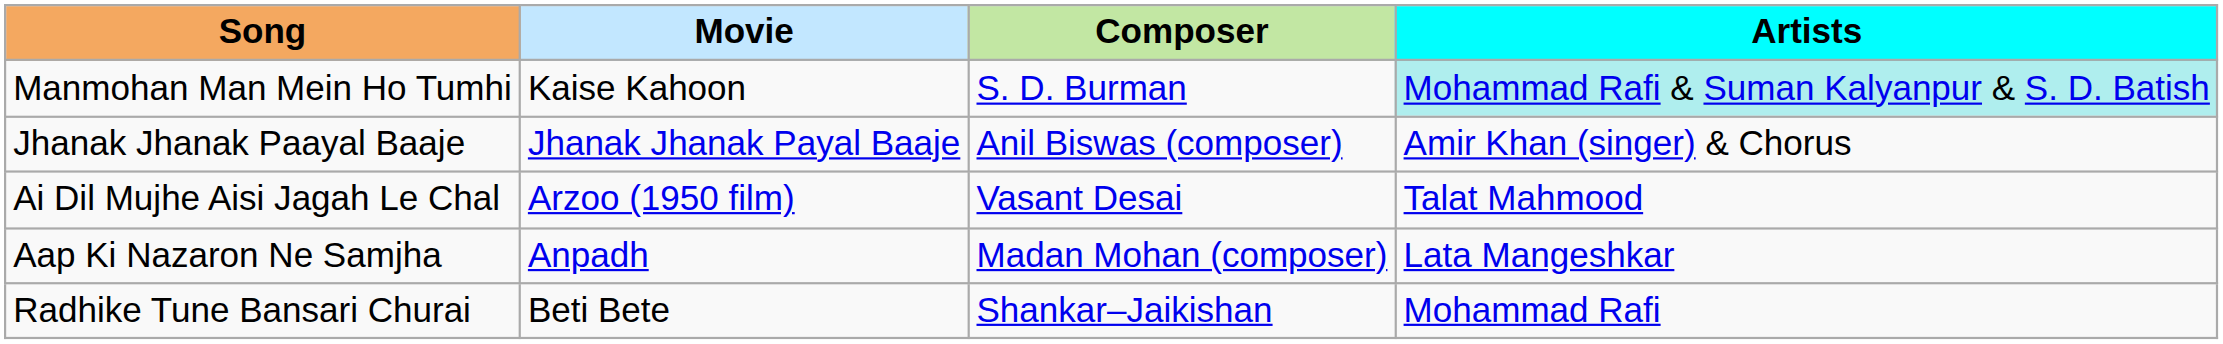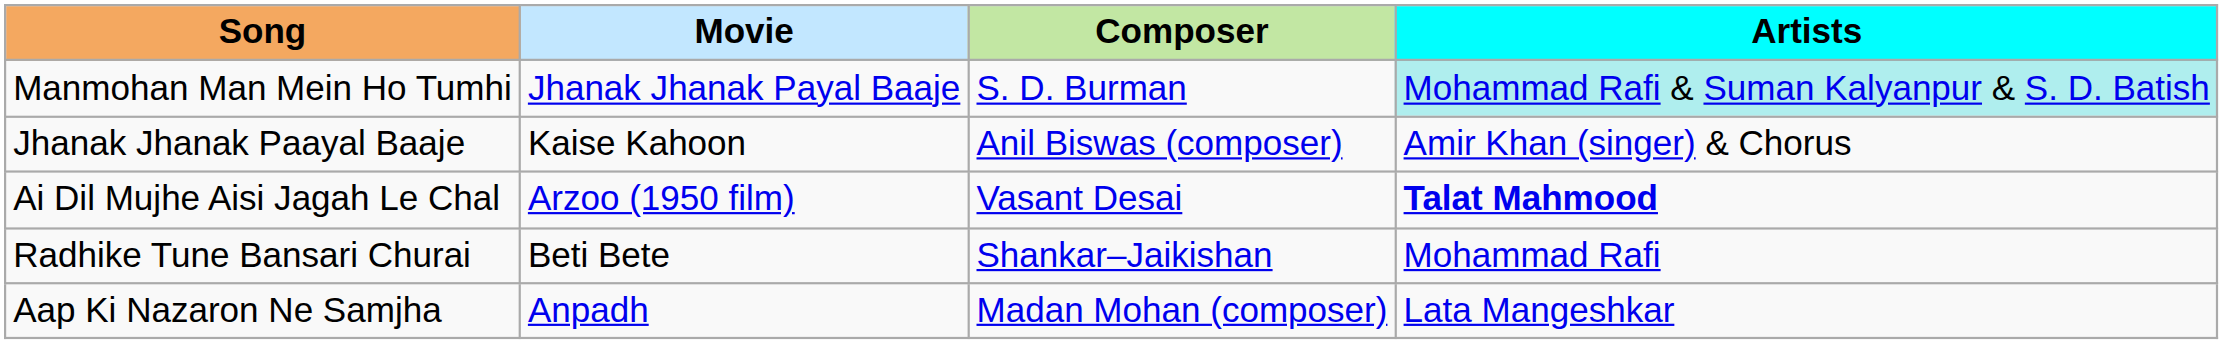(637, 87) Kaise Kahoon -> (744, 87) Jhanak Jhanak Payal Baaje
(744, 143) Jhanak Jhanak Payal Baaje -> (637, 143) Kaise Kahoon
(1523, 198) normal -> (1531, 198) bold
rows swapped: (242, 310) <-> (227, 254)
